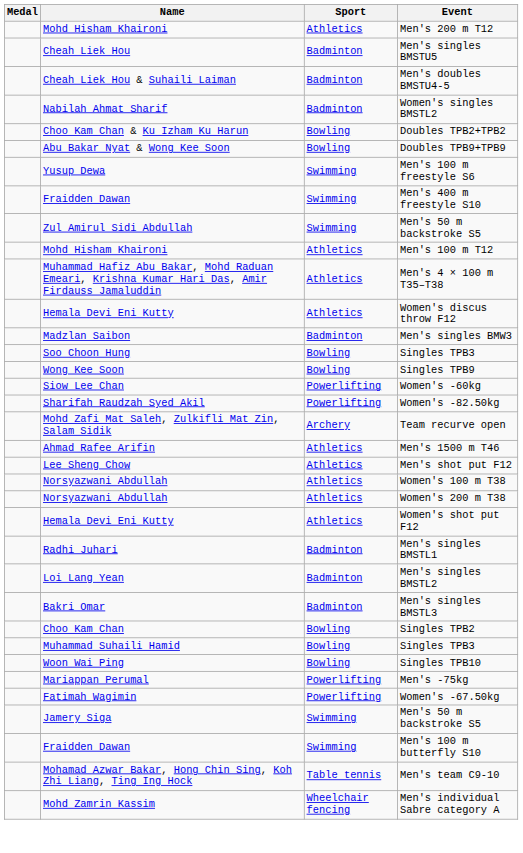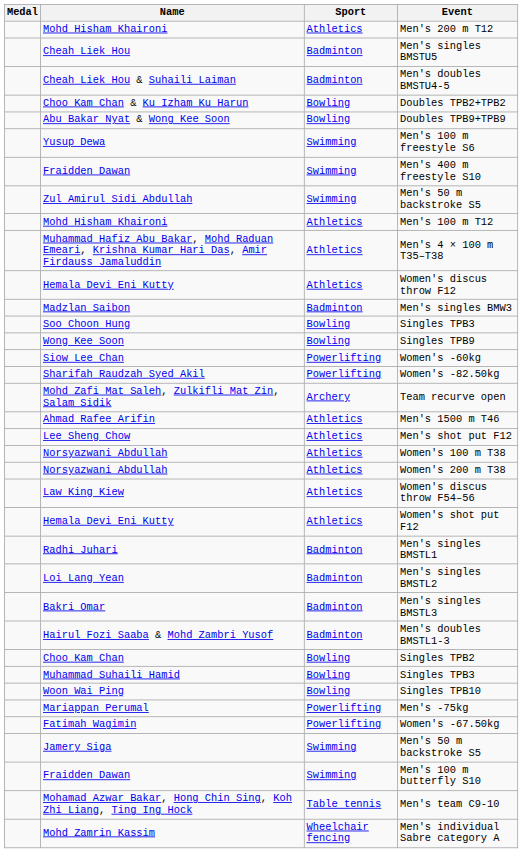- row: (105, 110)
+ row: (83, 493)
+ row: (158, 636)
